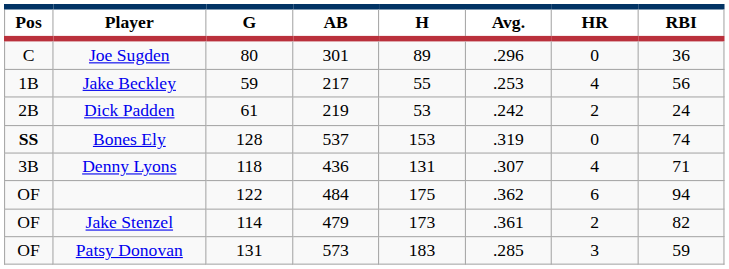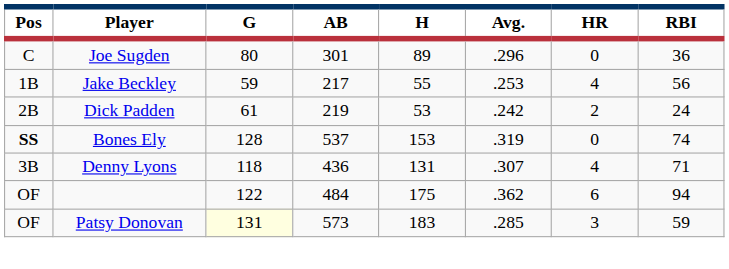- row: (129, 222)
(249, 250) no background -> (249, 222) lightyellow background
